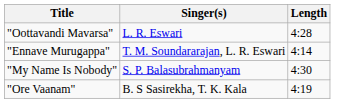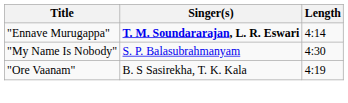- row: (60, 32)
(204, 51) normal -> (211, 32) bold
